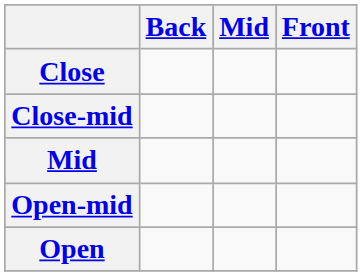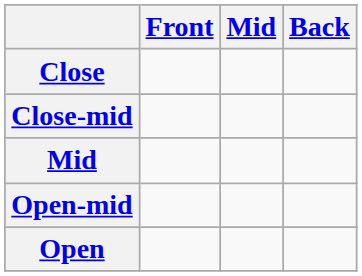columns swapped: (316, 26) <-> (176, 26)
